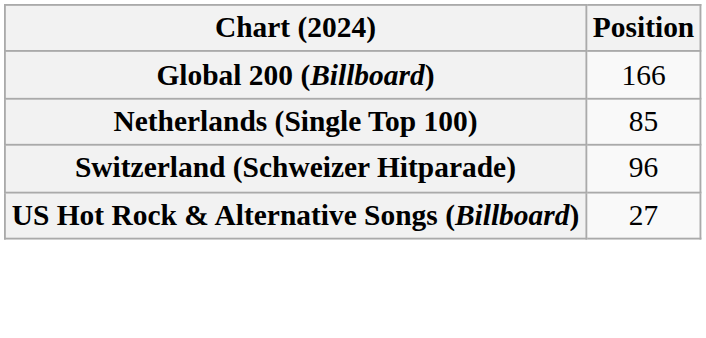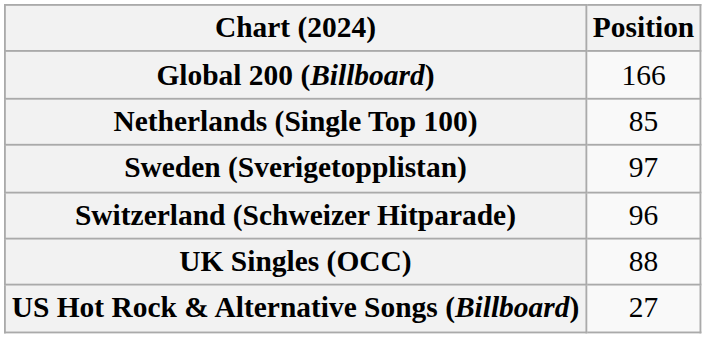+ row: (295, 167)
+ row: (295, 261)
